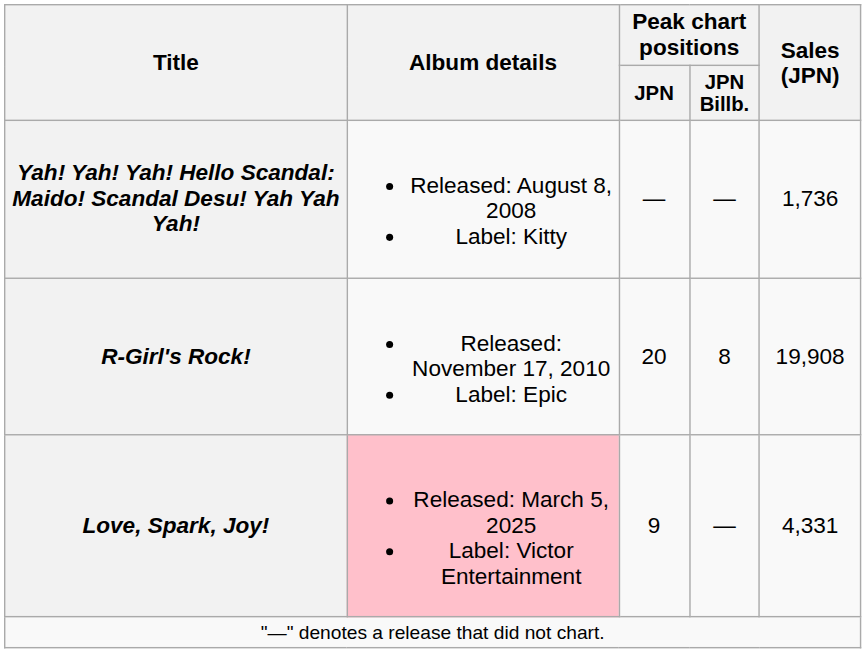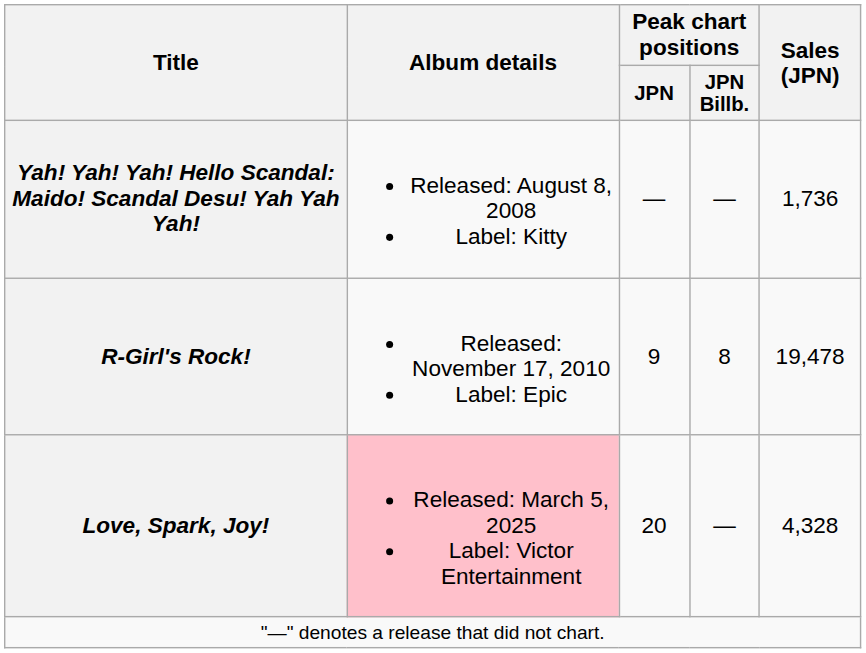(654, 355) 20 -> (654, 355) 9
(810, 355) 19,908 -> (810, 355) 19,478
(654, 525) 9 -> (654, 525) 20
(810, 525) 4,331 -> (810, 525) 4,328
